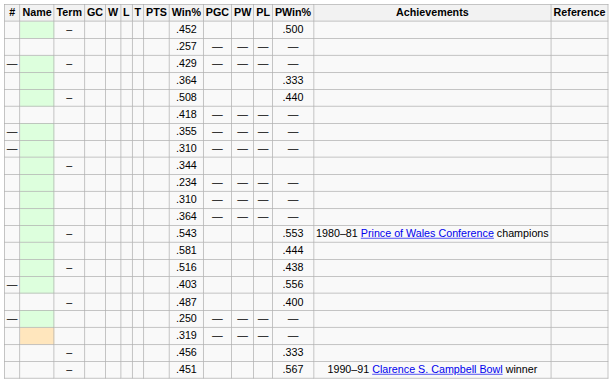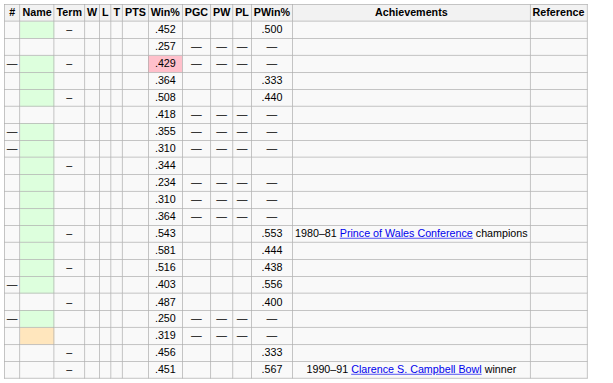- column: (95, 13)
(186, 64) no background -> (165, 64) pink background
